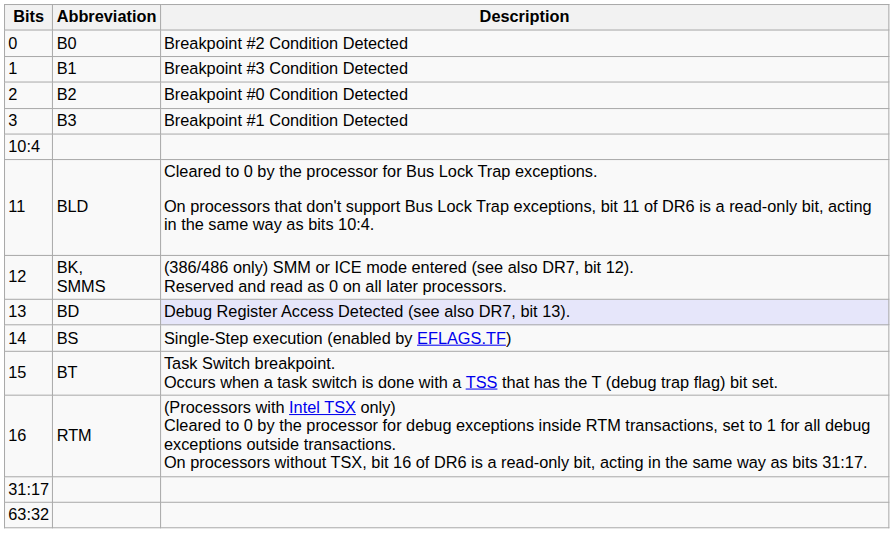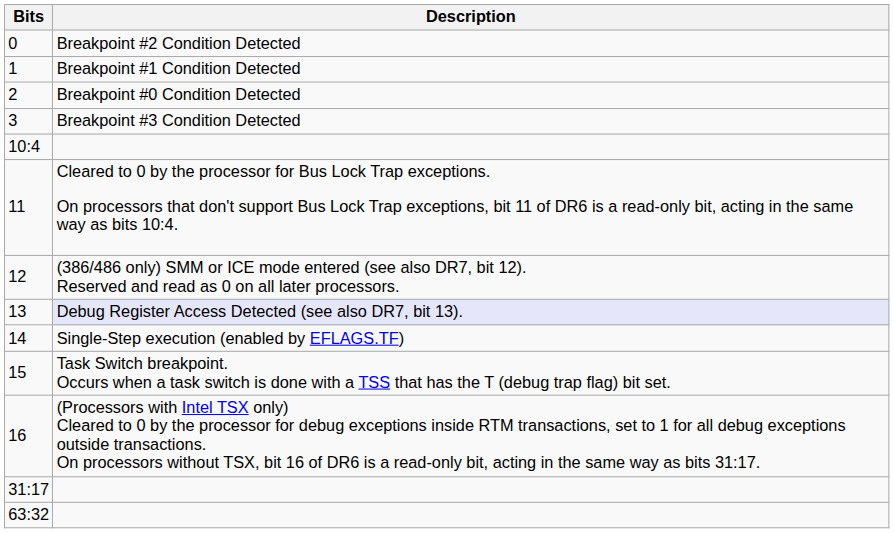- column: (107, 17)
(286, 69) Breakpoint #3 Condition Detected -> (179, 69) Breakpoint #1 Condition Detected
(286, 120) Breakpoint #1 Condition Detected -> (179, 120) Breakpoint #3 Condition Detected
